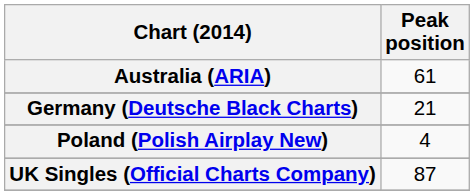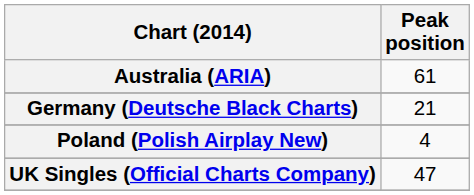(425, 173) 87 -> (425, 173) 47
